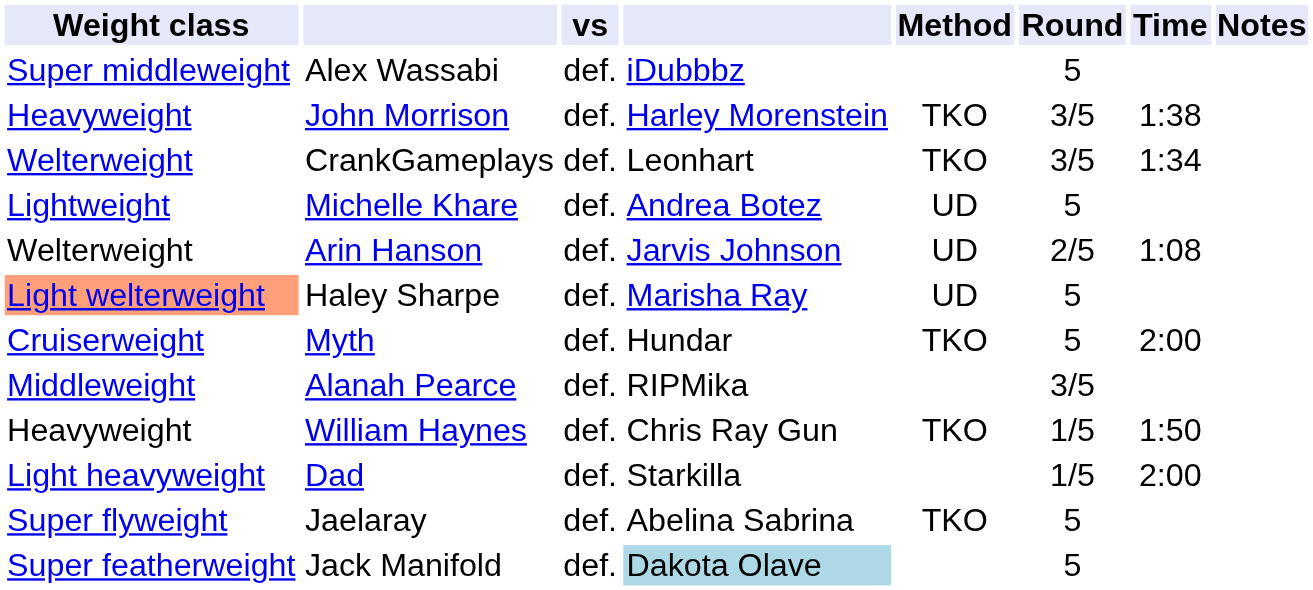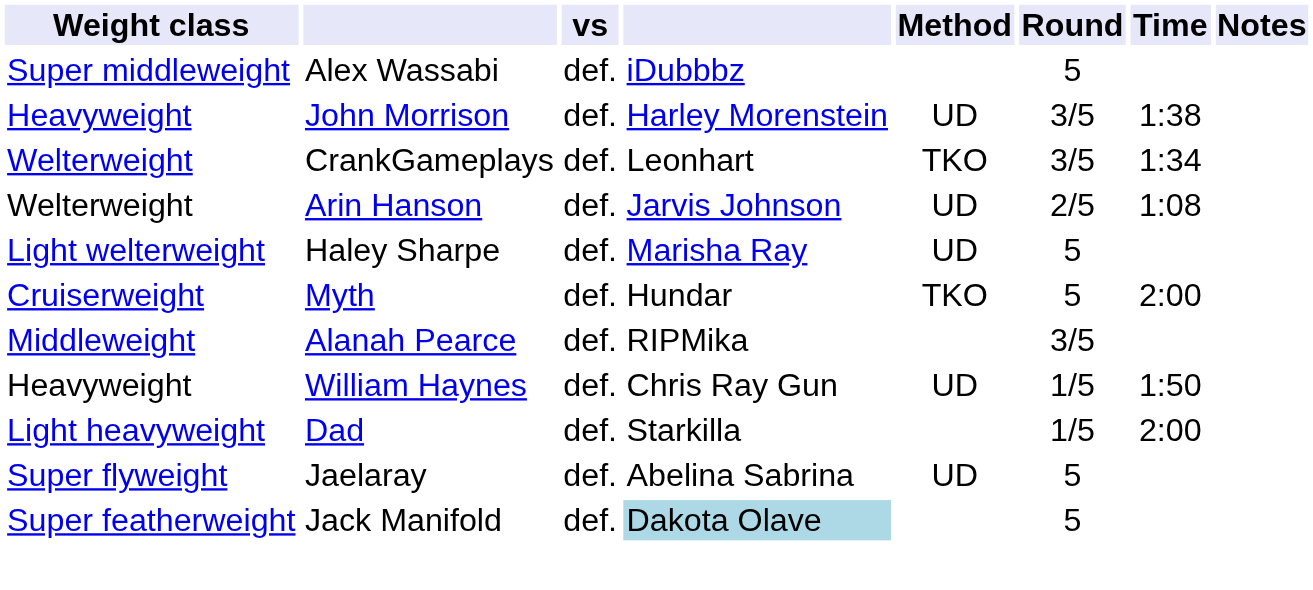(955, 115) TKO -> (955, 115) UD
- row: (412, 205)
(136, 295) lightsalmon background -> (136, 250) no background
(955, 430) TKO -> (955, 385) UD
(955, 520) TKO -> (955, 475) UD
